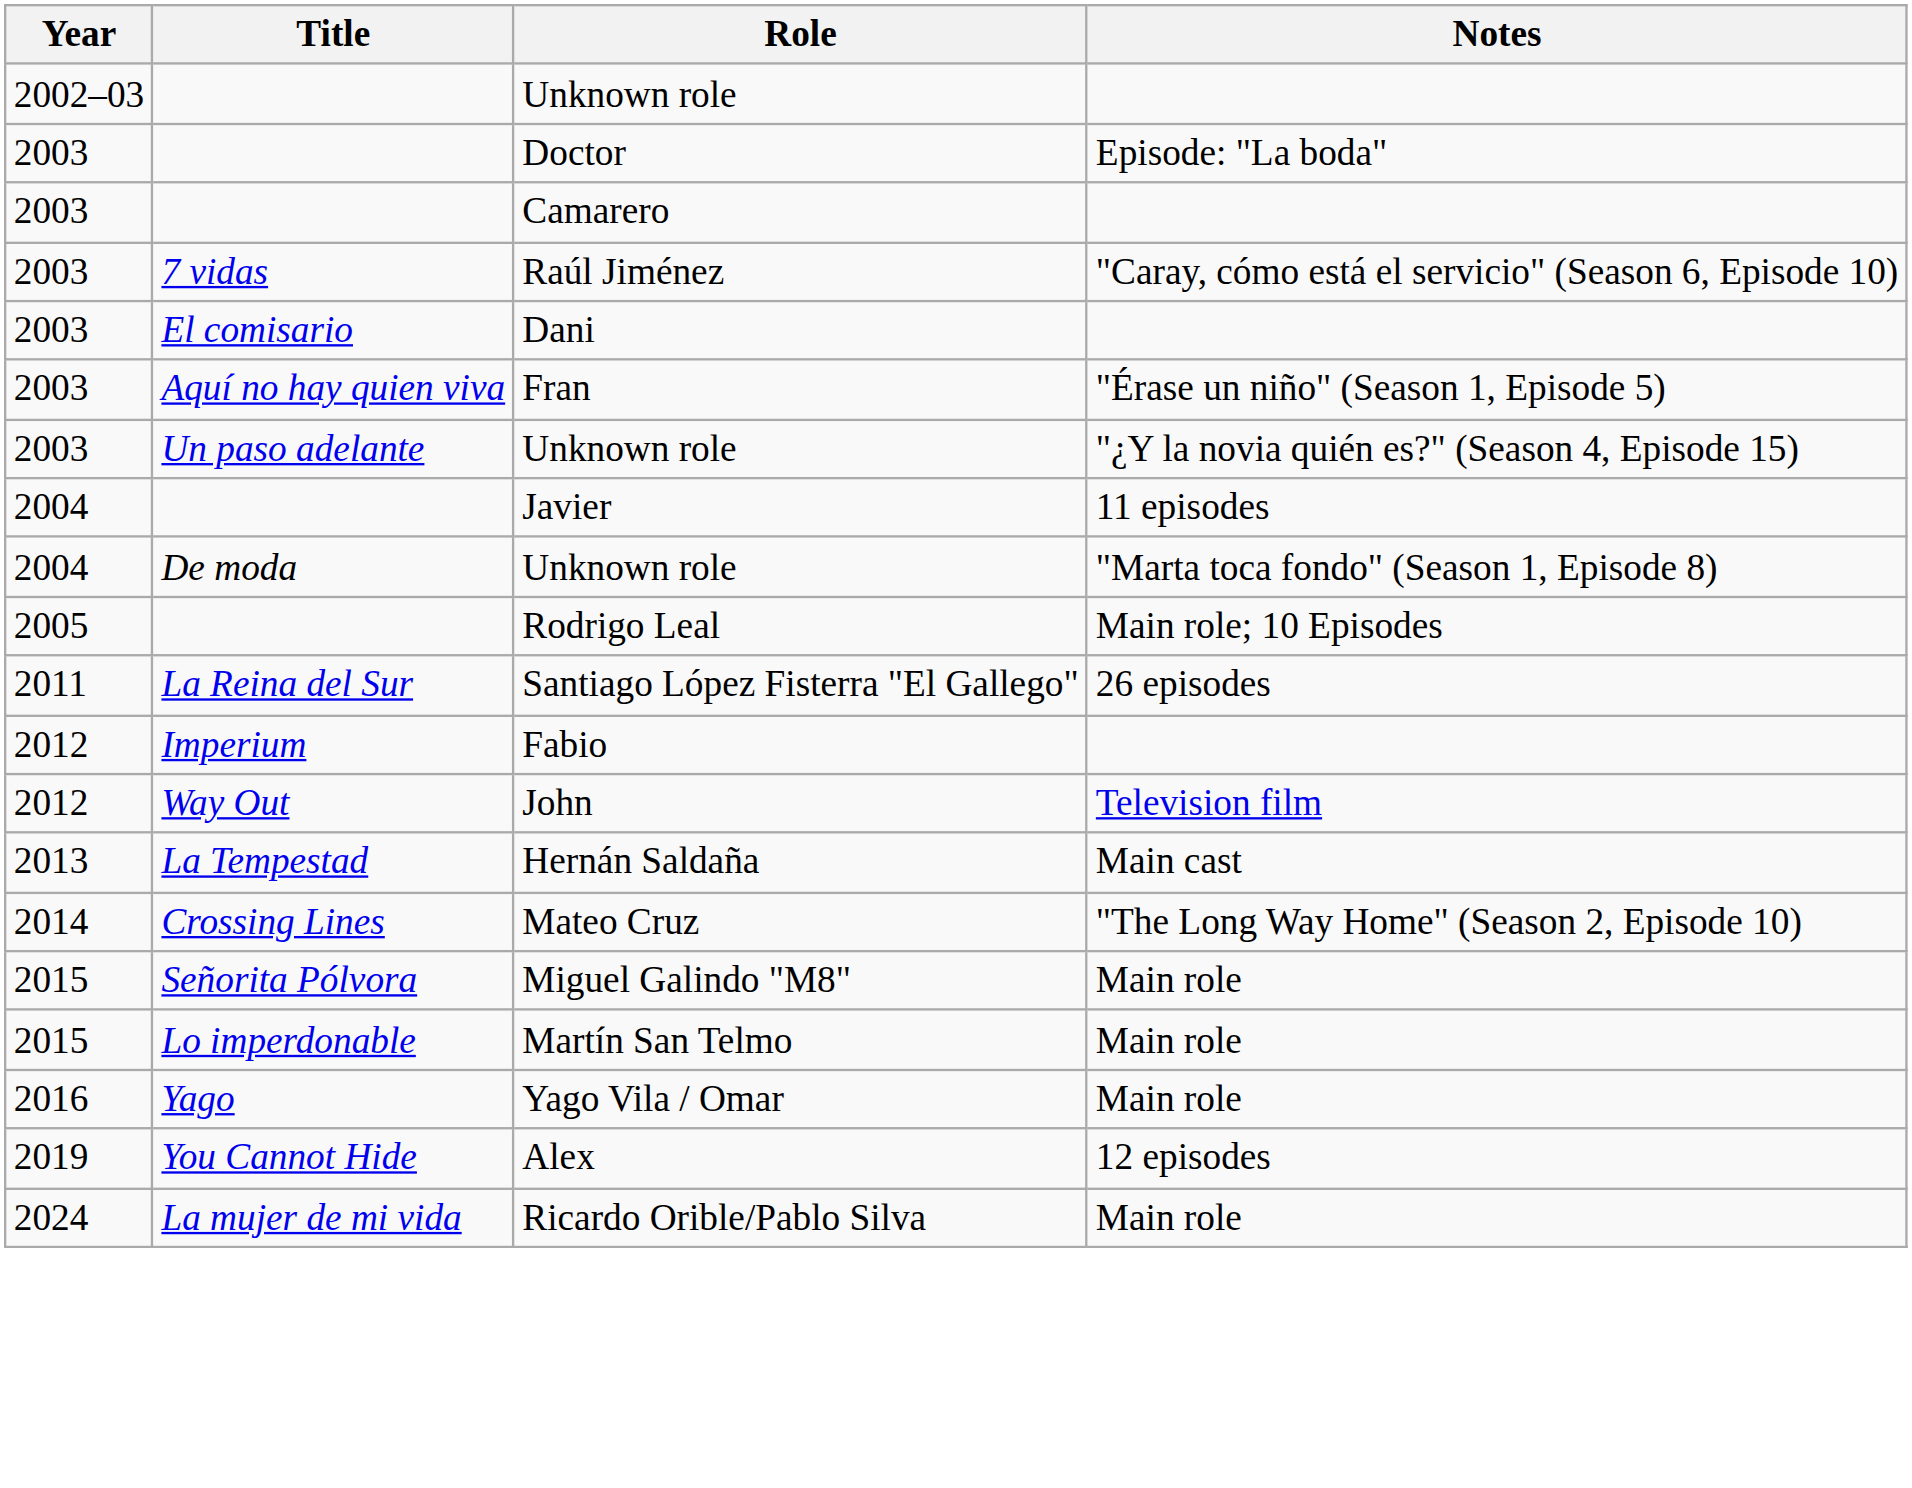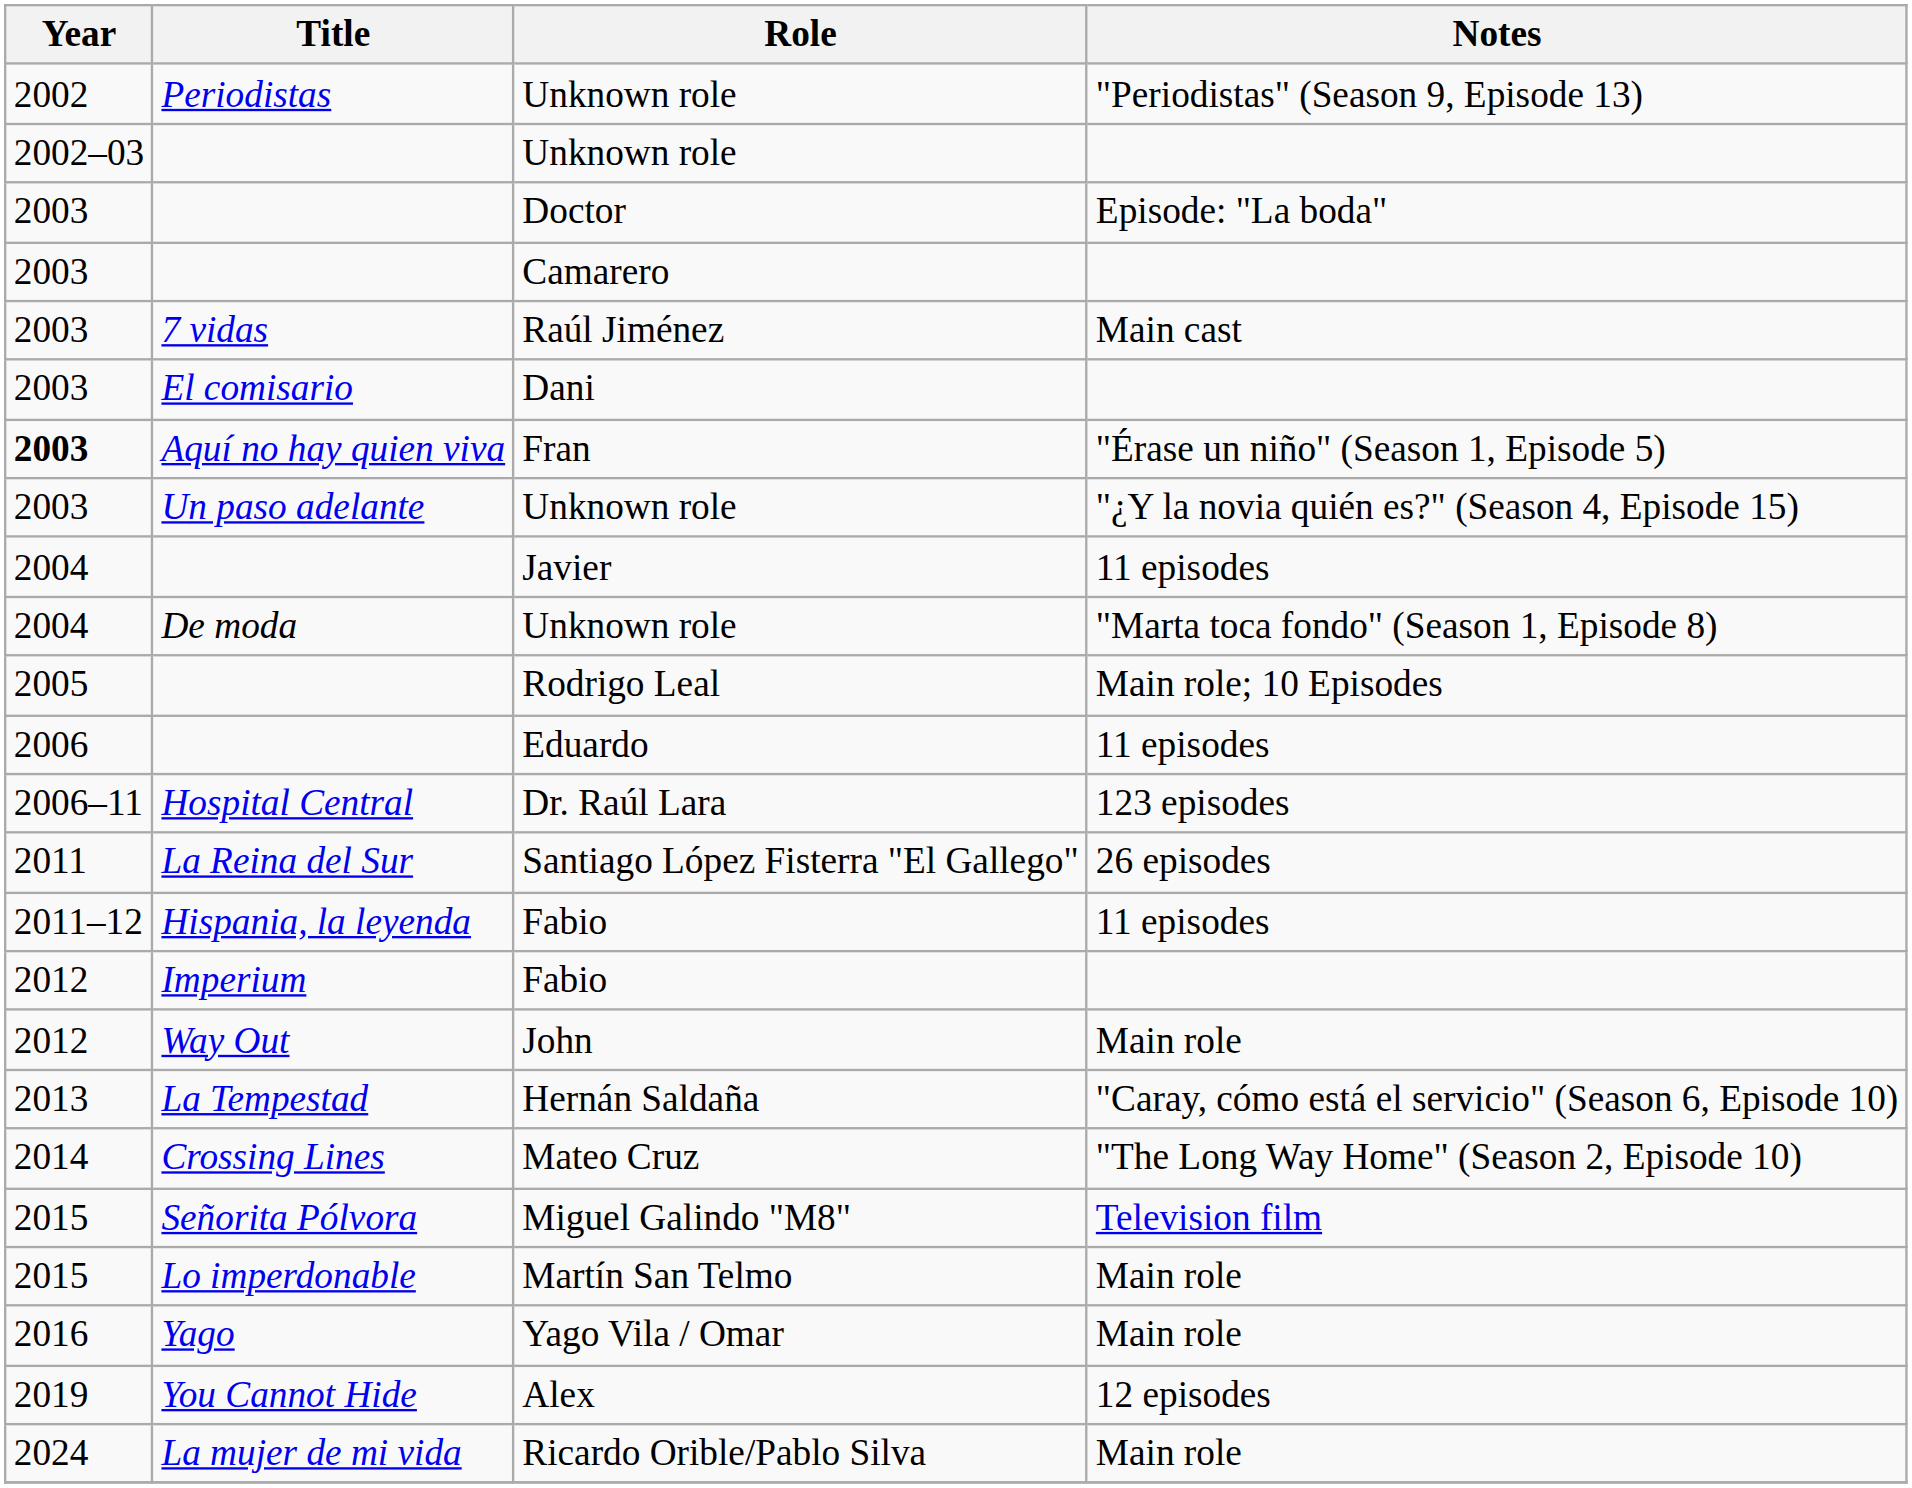+ row: (246, 93)
(1497, 270) "Caray, cómo está el servicio" (Season 6, Episode 10) -> (1169, 329) Main cast
(51, 388) normal -> (51, 447) bold
+ row: (333, 744)
+ row: (287, 802)
+ row: (316, 920)
(1209, 802) Television film -> (1169, 1039) Main role
(1169, 861) Main cast -> (1497, 1098) "Caray, cómo está el servicio" (Season 6, Episode 10)
(1169, 980) Main role -> (1209, 1216) Television film
